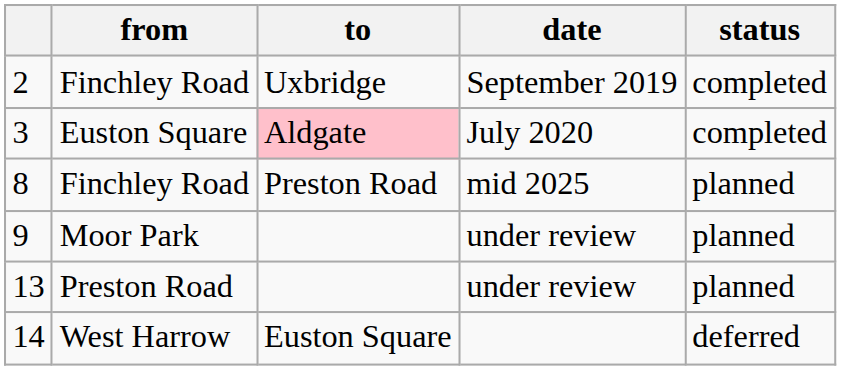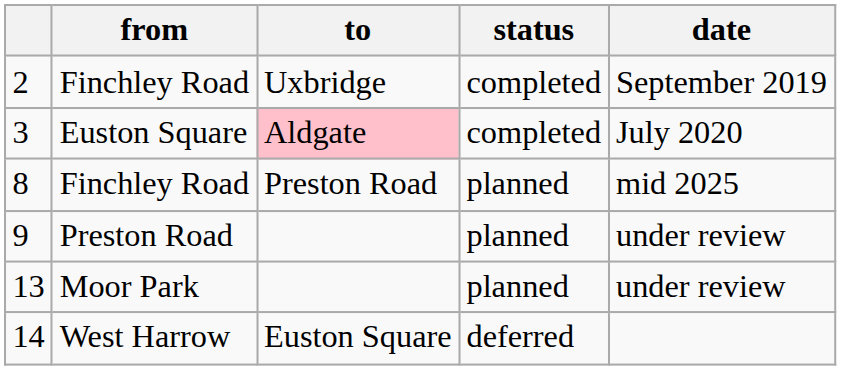columns swapped: (760, 30) <-> (572, 30)
(129, 235) Moor Park -> (146, 235) Preston Road
(146, 286) Preston Road -> (129, 286) Moor Park
